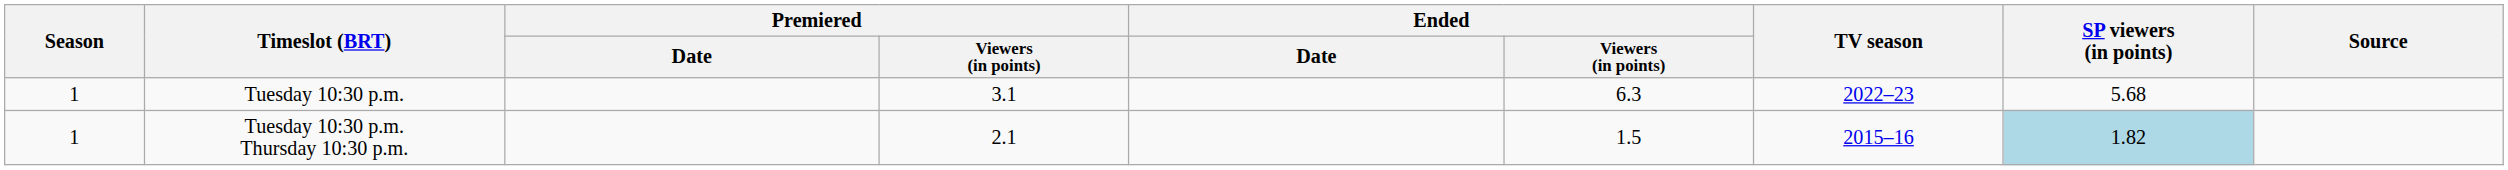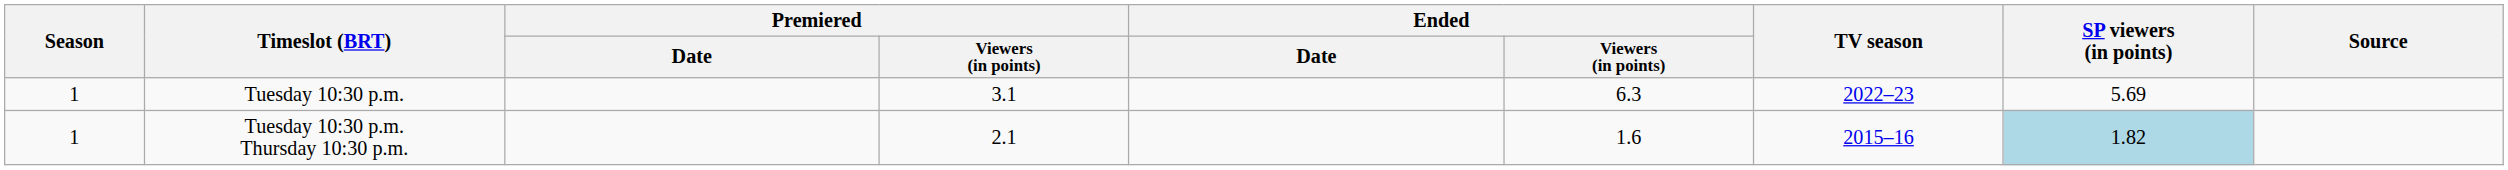(2128, 93) 5.68 -> (2128, 93) 5.69
(1629, 137) 1.5 -> (1629, 137) 1.6
